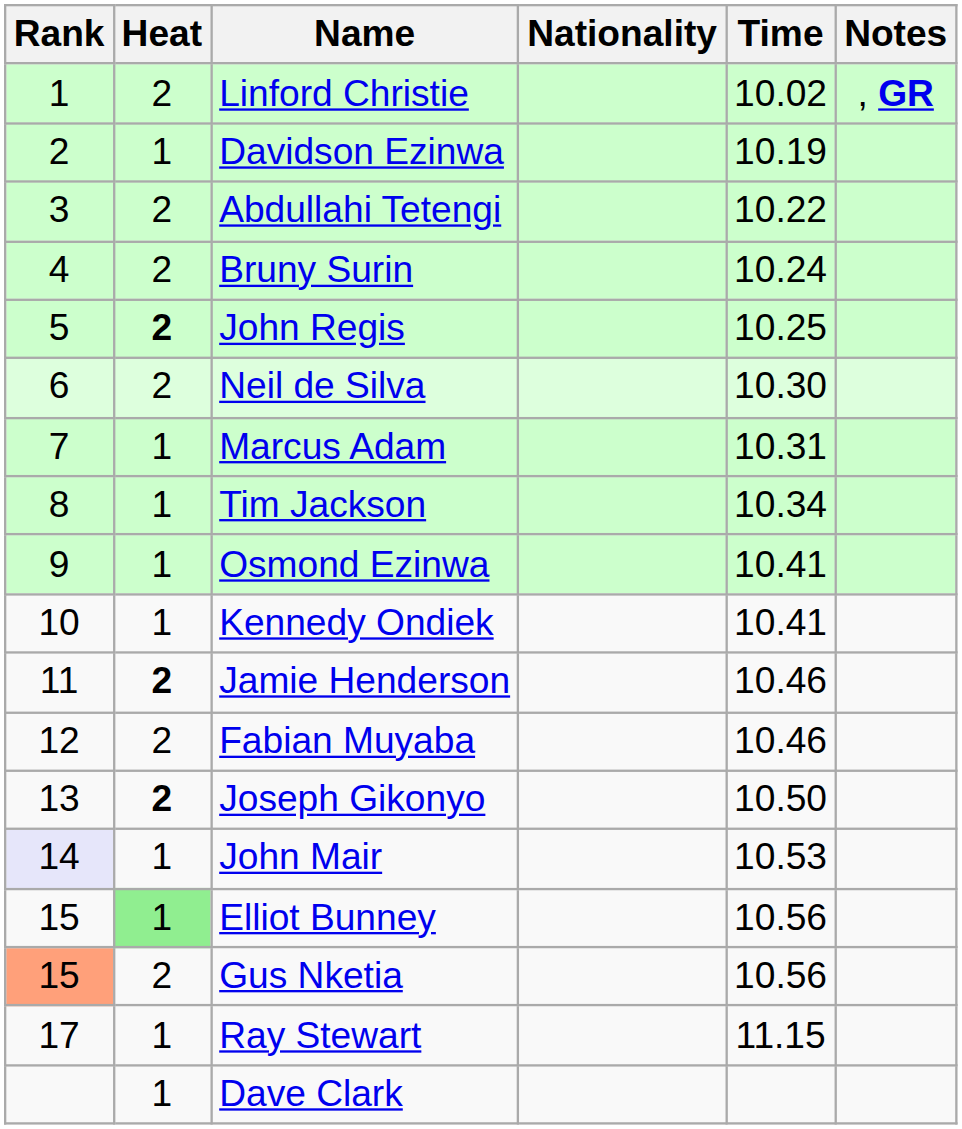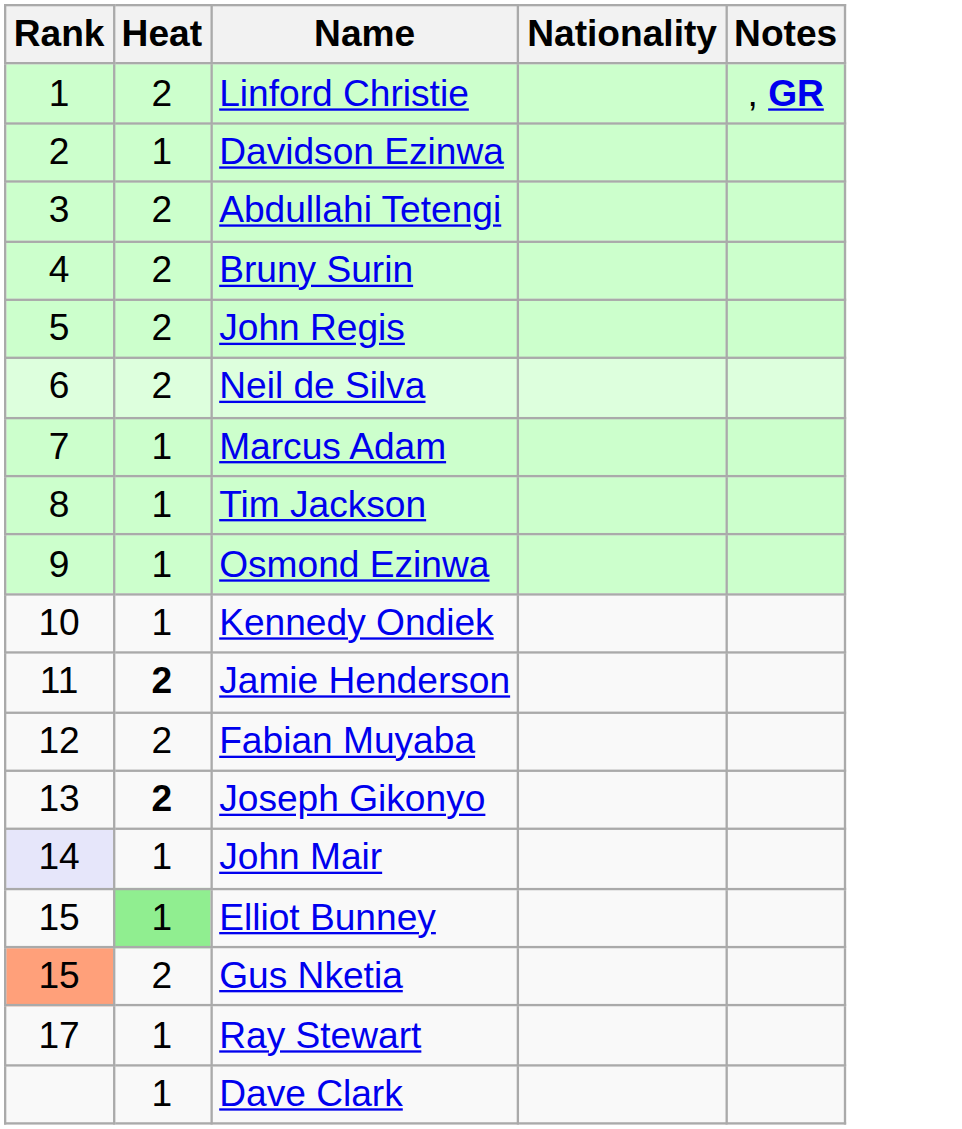- column: (781, 33)
(162, 328) bold -> (162, 328) normal
